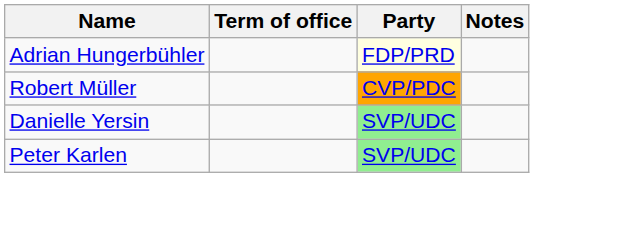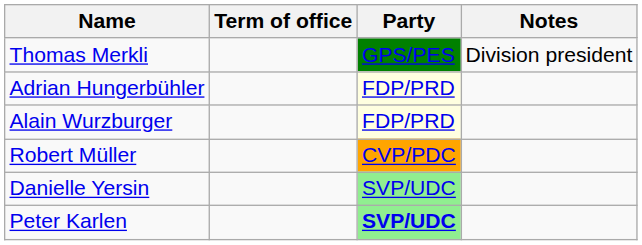+ row: (79, 54)
+ row: (91, 121)
(409, 155) normal -> (409, 222) bold
